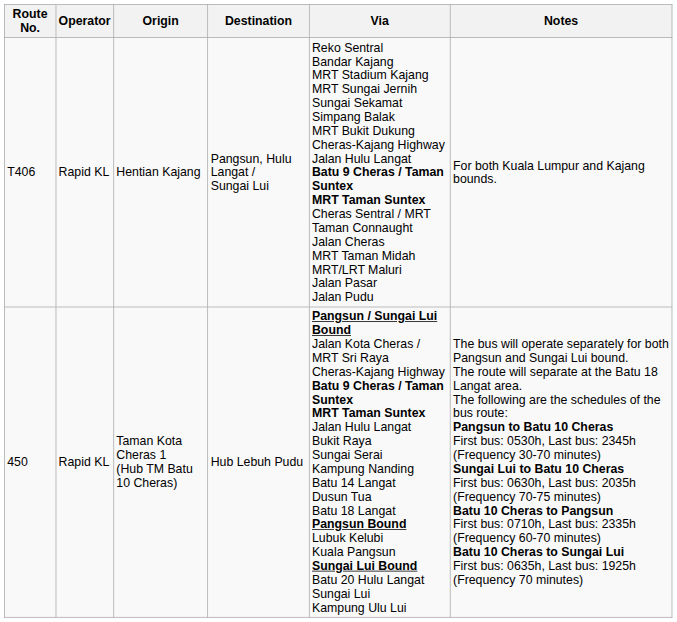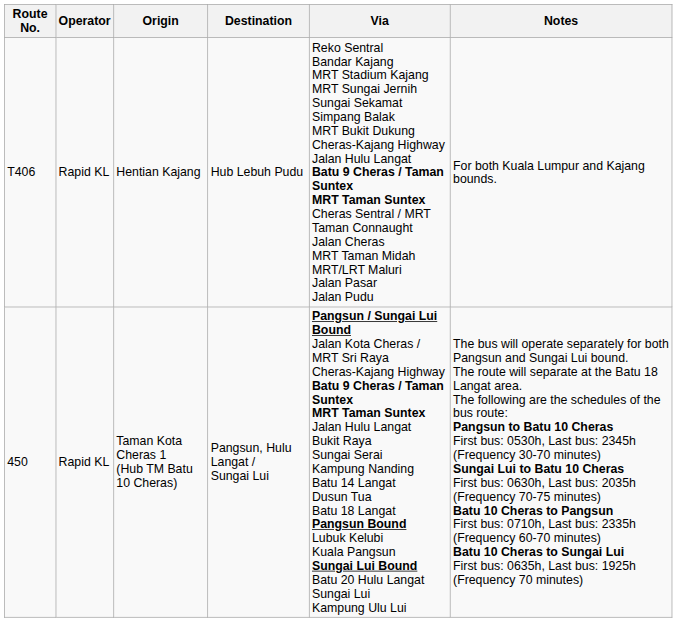(251, 172) Pangsun, Hulu Langat / Sungai Lui -> (257, 172) Hub Lebuh Pudu
(257, 462) Hub Lebuh Pudu -> (251, 462) Pangsun, Hulu Langat / Sungai Lui
